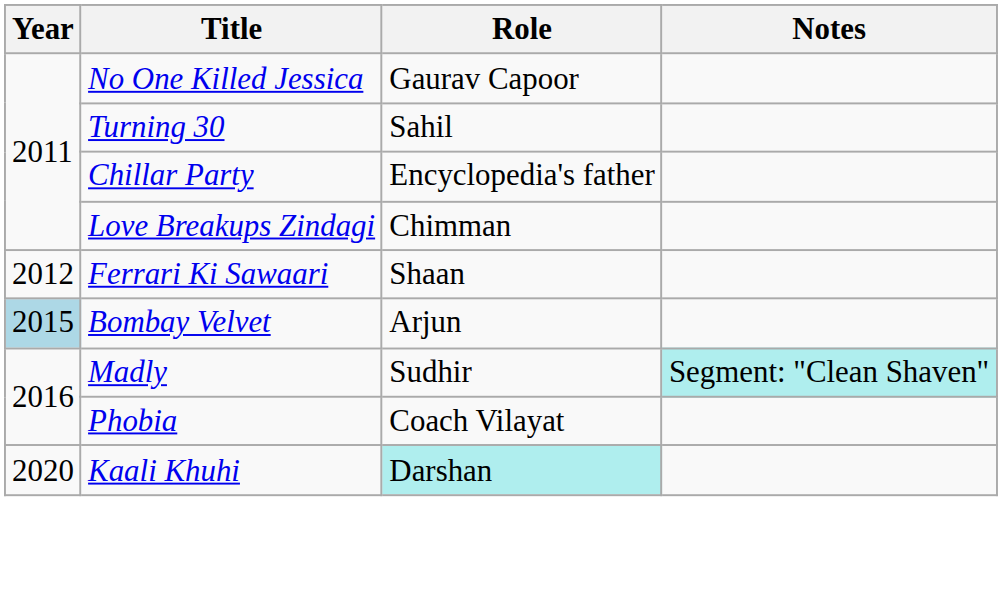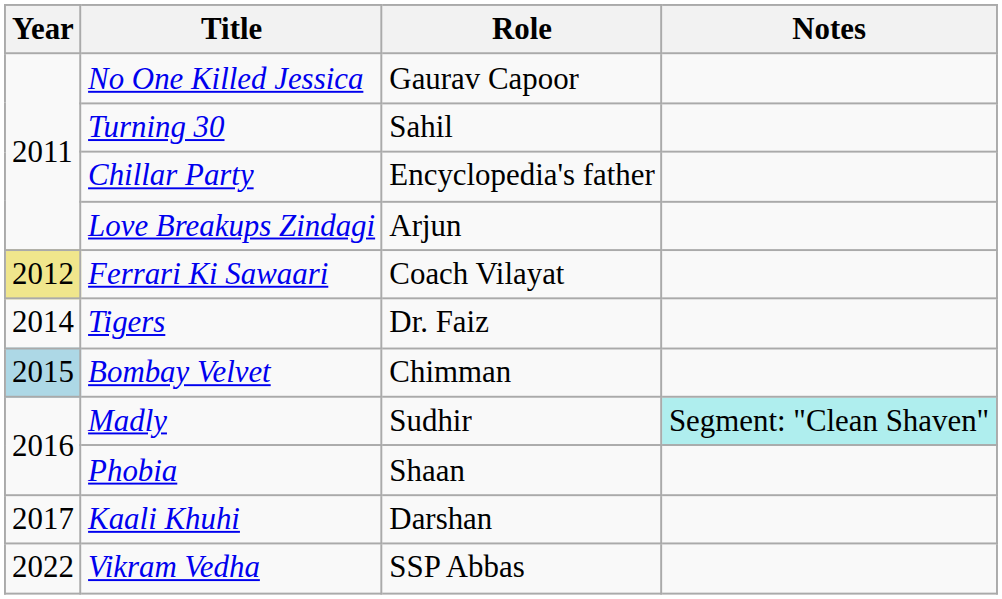(450, 224) Chimman -> (425, 224) Arjun
(43, 273) no background -> (43, 273) khaki background
(427, 273) Shaan -> (477, 273) Coach Vilayat
+ row: (127, 322)
(425, 322) Arjun -> (450, 371) Chimman
(477, 420) Coach Vilayat -> (427, 469) Shaan
(43, 469) 2020 -> (43, 518) 2017
(441, 469) paleturquoise background -> (441, 518) no background
+ row: (174, 567)
